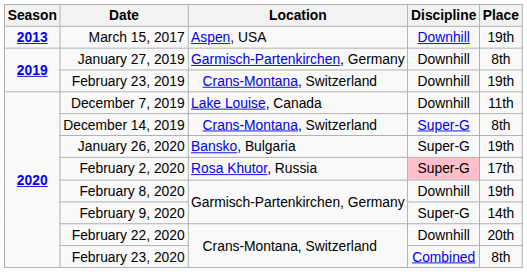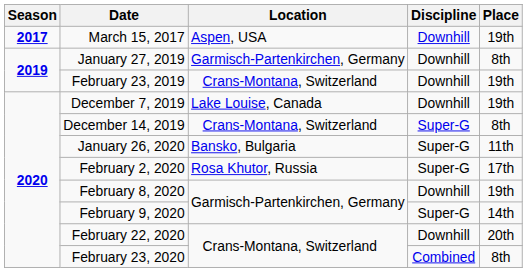(32, 37) 2013 -> (32, 37) 2017
(501, 103) 11th -> (501, 103) 19th
(501, 147) 19th -> (501, 147) 11th
(444, 169) pink background -> (444, 169) no background
